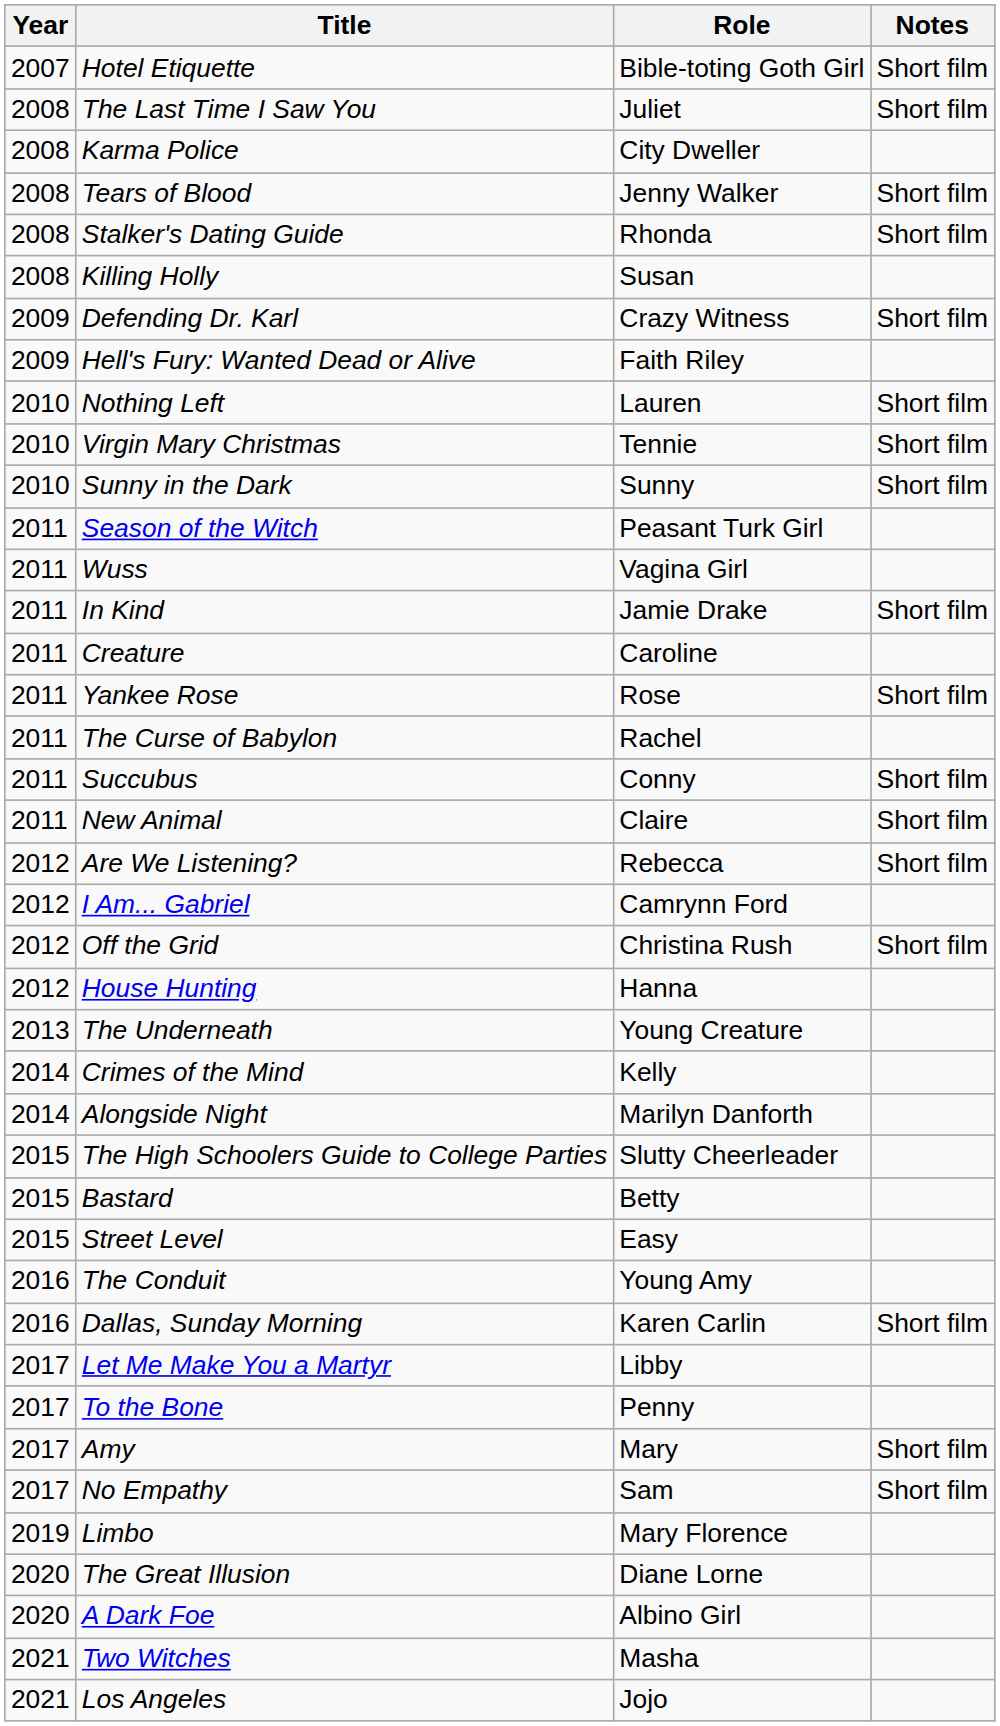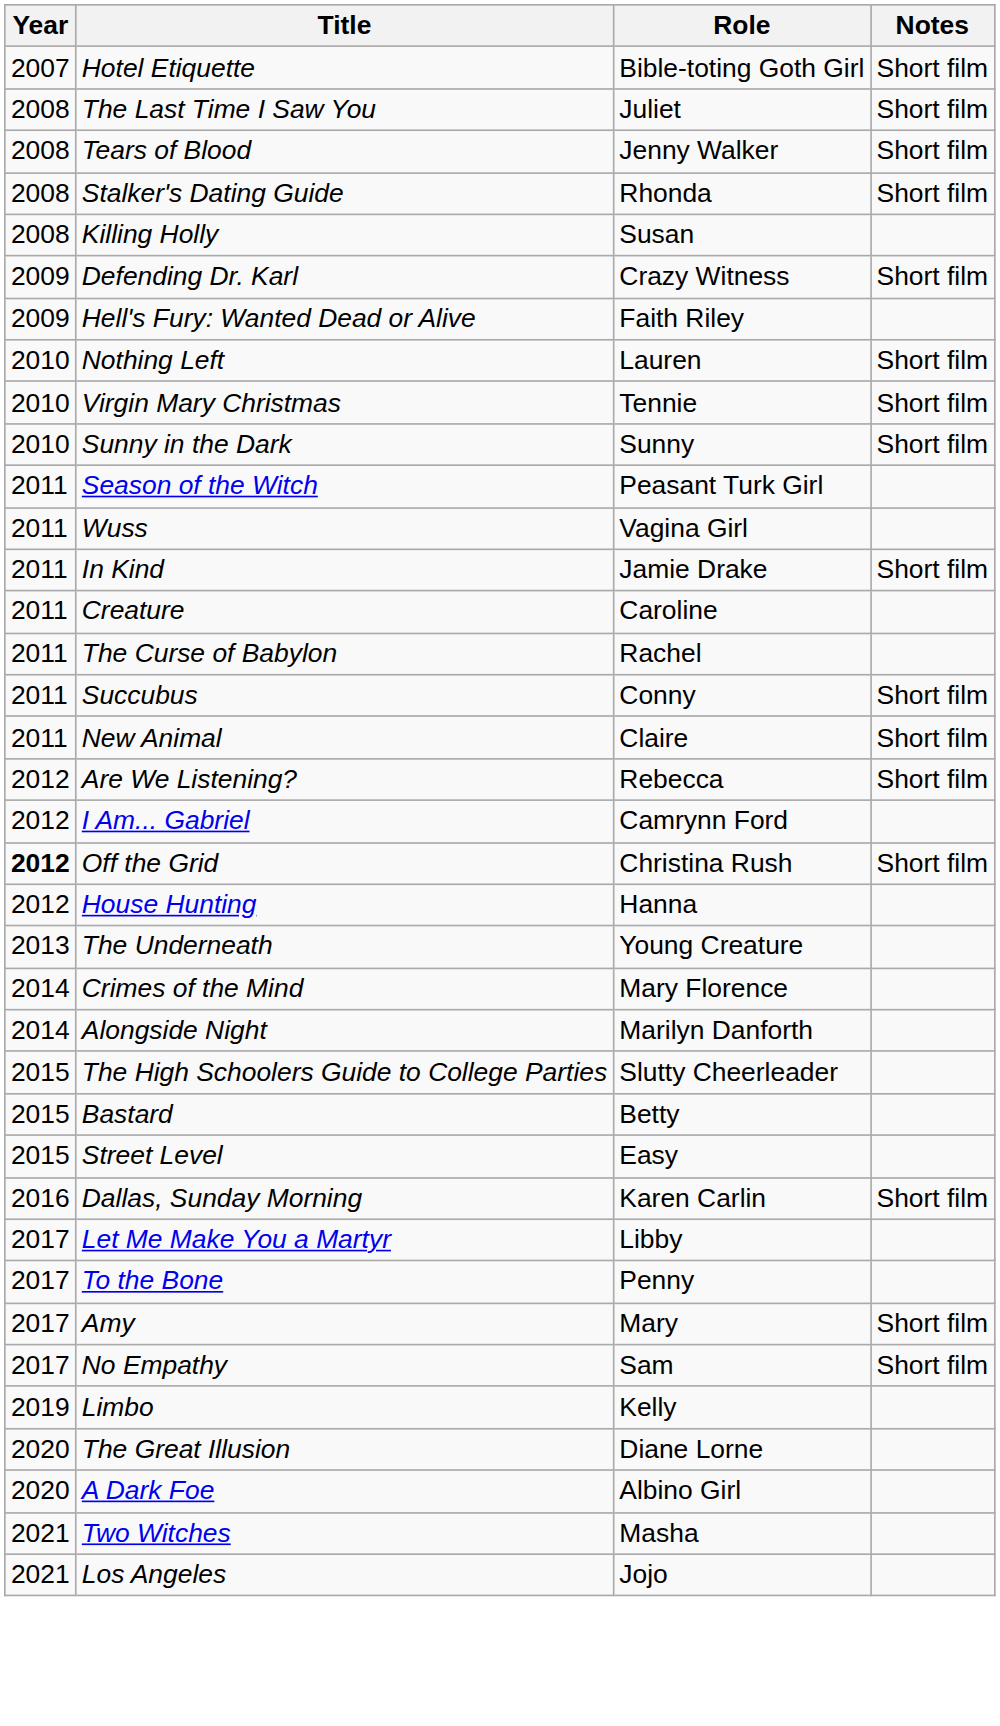- row: (160, 151)
- row: (160, 695)
(40, 946) normal -> (40, 862) bold
(648, 1072) Kelly -> (704, 988) Mary Florence
- row: (154, 1281)
(704, 1532) Mary Florence -> (648, 1407) Kelly
